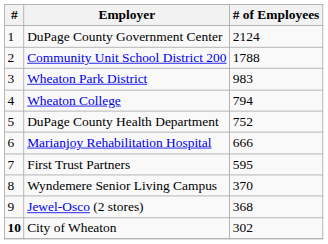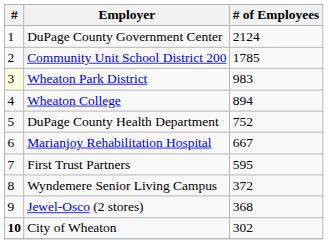(246, 57) 1788 -> (246, 57) 1785
(11, 79) no background -> (11, 79) lightyellow background
(243, 100) 794 -> (243, 100) 894
(243, 143) 666 -> (243, 143) 667
(243, 185) 370 -> (243, 185) 372
